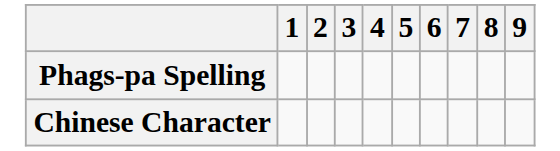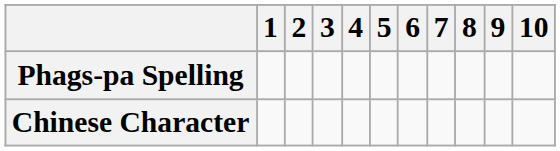+ column: (534, 27)
